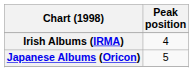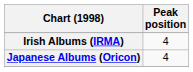(166, 58) 5 -> (166, 58) 4
